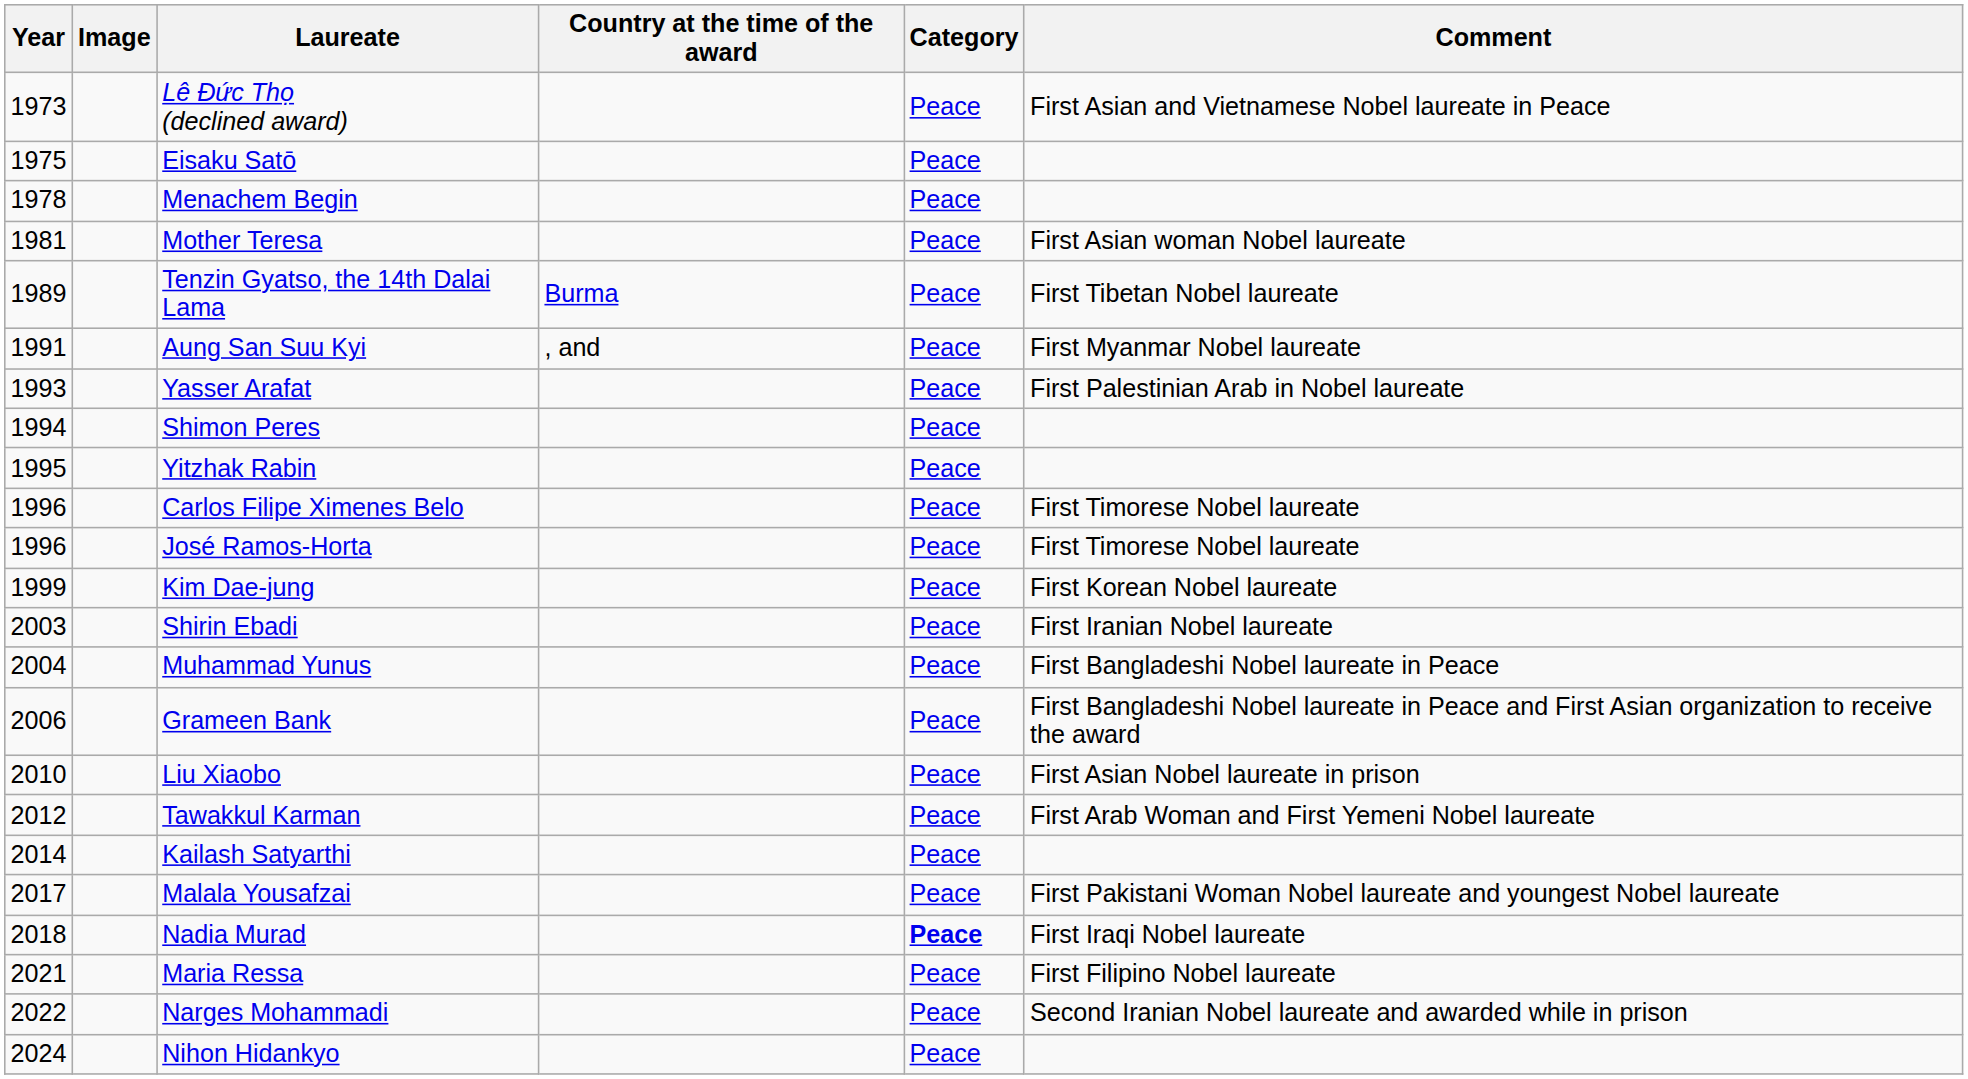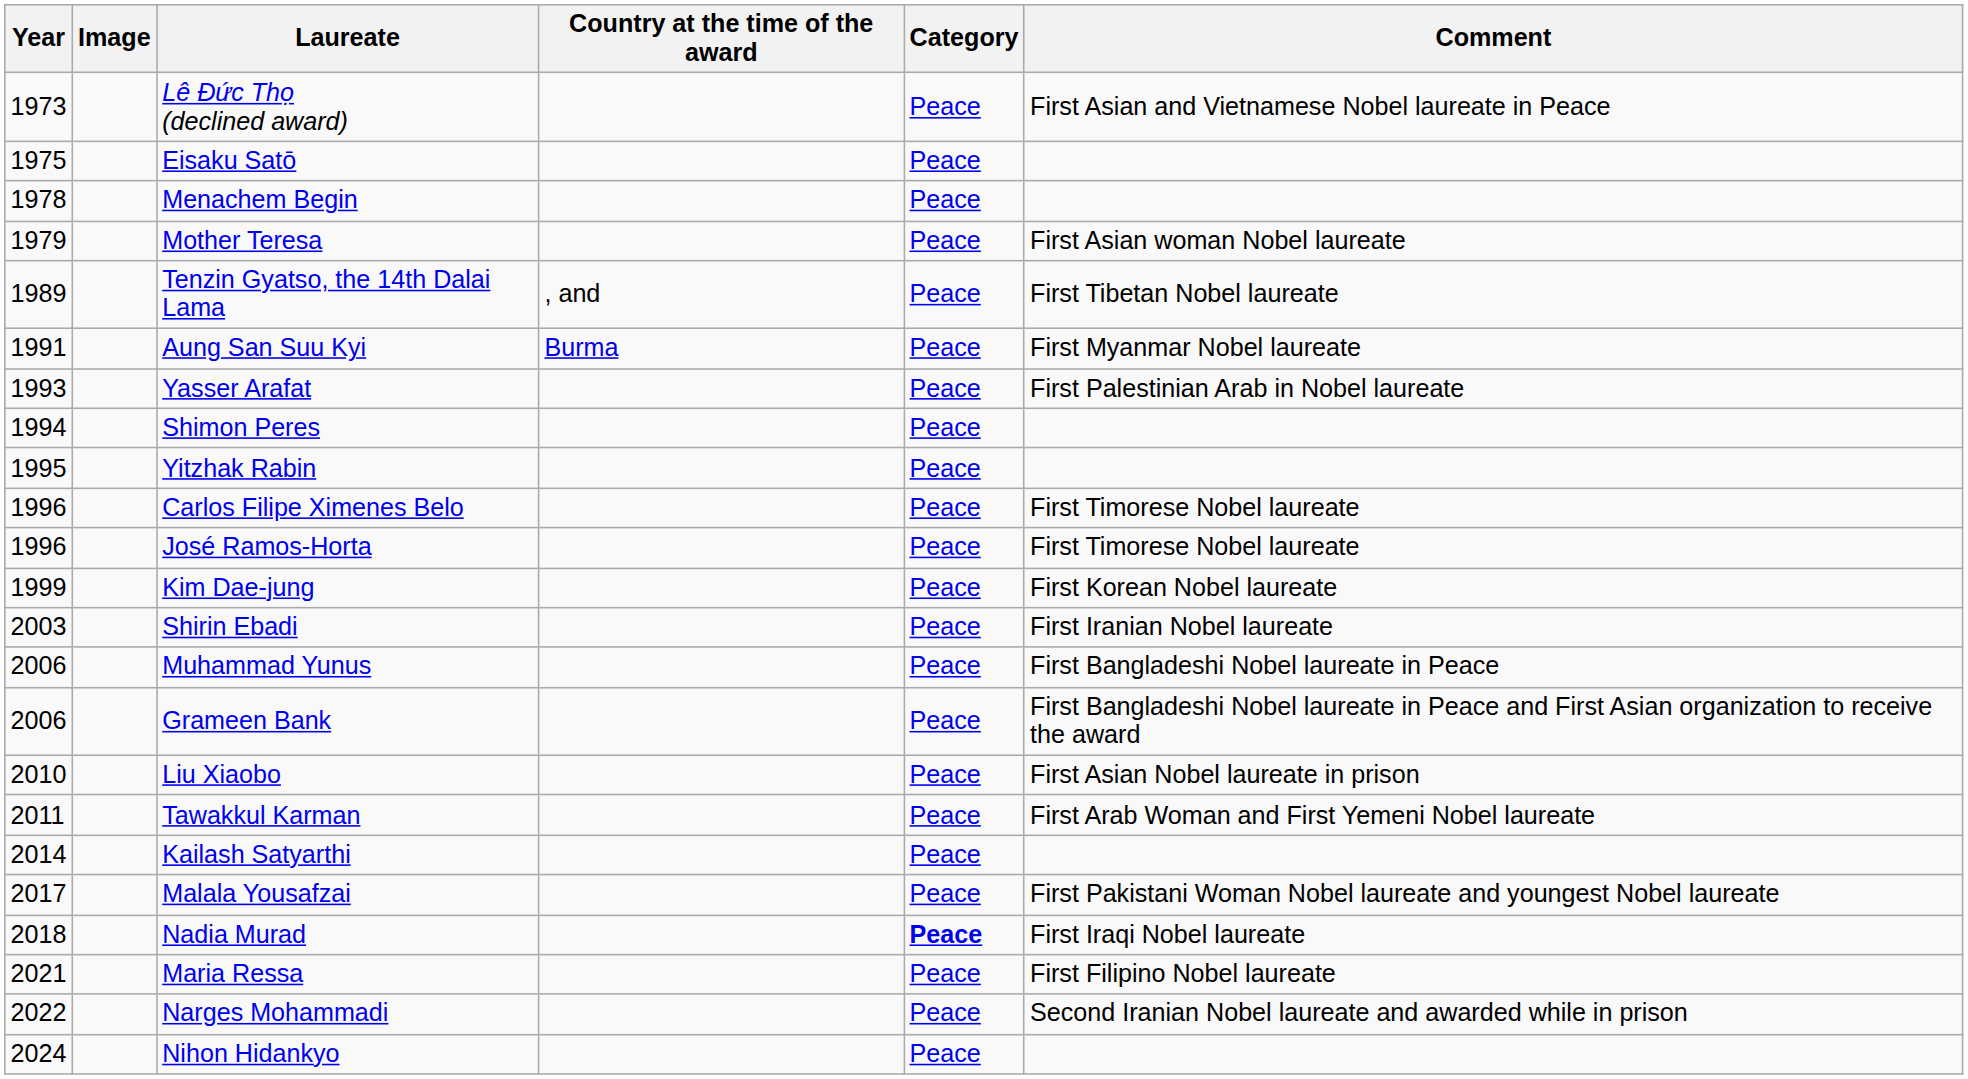(39, 240) 1981 -> (39, 240) 1979
(581, 294) Burma -> (572, 294) , and
(572, 348) , and -> (581, 348) Burma
(39, 666) 2004 -> (39, 666) 2006
(39, 814) 2012 -> (38, 814) 2011
